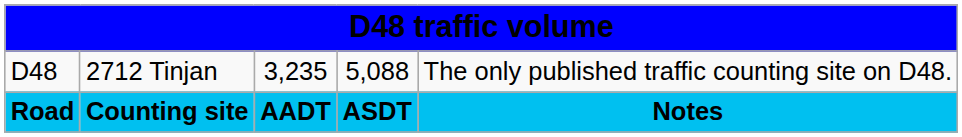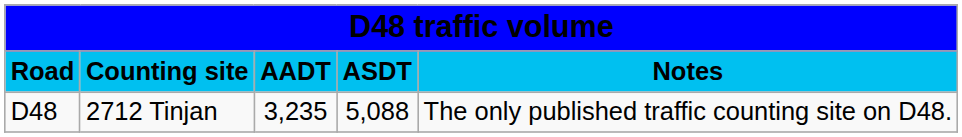rows swapped: (42, 111) <-> (34, 71)
